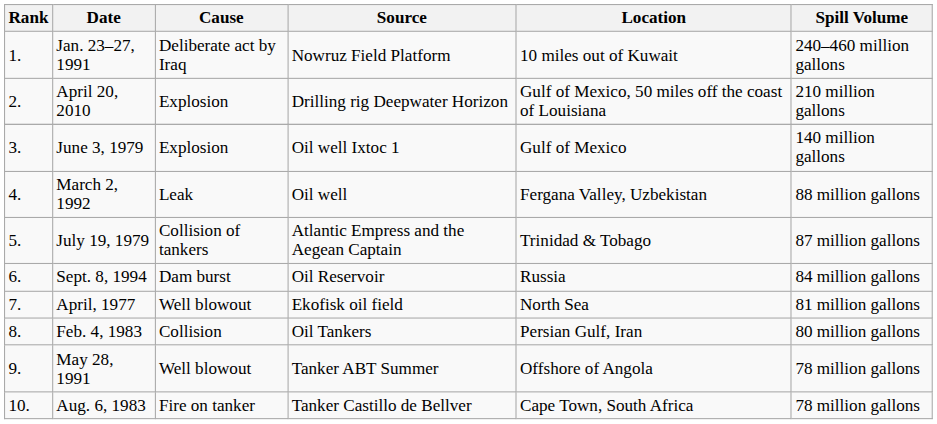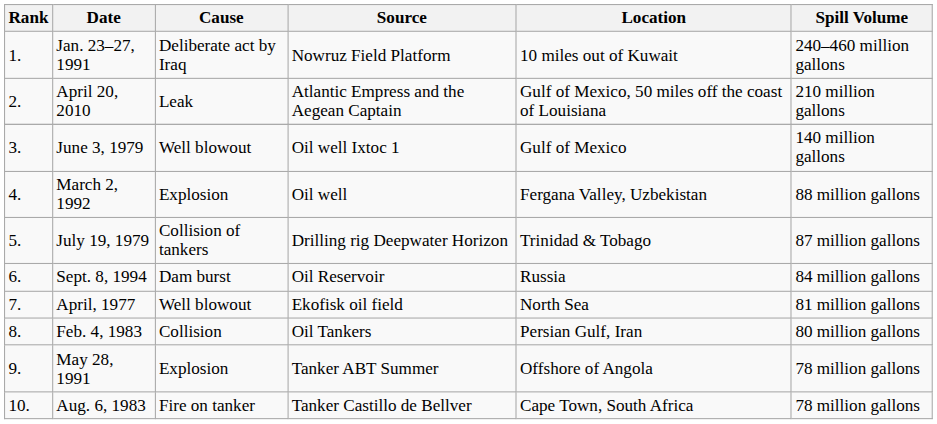(194, 101) Explosion -> (176, 101) Leak
(400, 101) Drilling rig Deepwater Horizon -> (378, 101) Atlantic Empress and the Aegean Captain
(194, 147) Explosion -> (205, 147) Well blowout
(176, 194) Leak -> (194, 194) Explosion
(378, 240) Atlantic Empress and the Aegean Captain -> (400, 240) Drilling rig Deepwater Horizon
(205, 368) Well blowout -> (194, 368) Explosion
